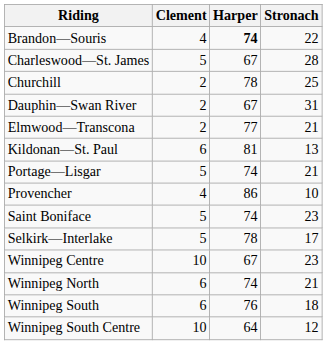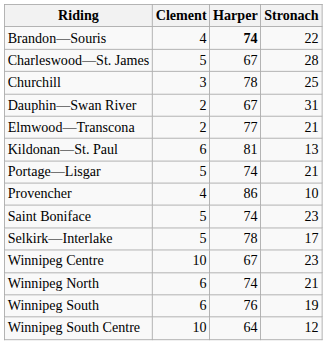(203, 82) 2 -> (203, 82) 3
(312, 305) 18 -> (312, 305) 19
